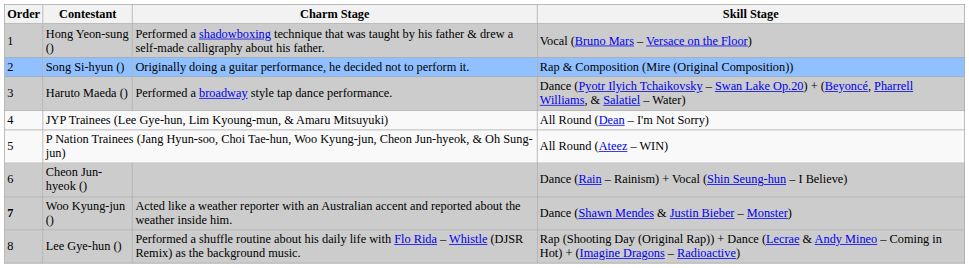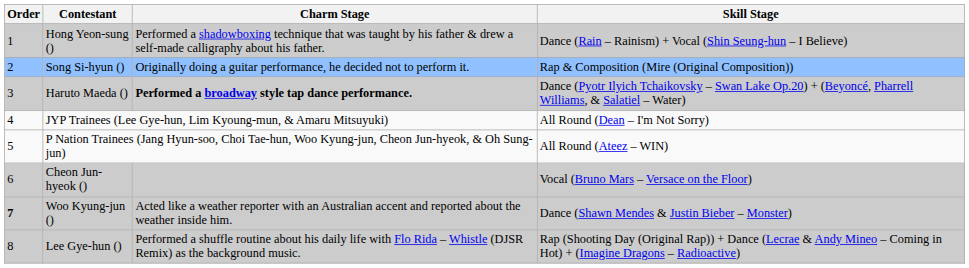(646, 40) Vocal (Bruno Mars – Versace on the Floor) -> (694, 40) Dance (Rain – Rainism) + Vocal (Shin Seung-hun – I Believe)
(264, 93) normal -> (274, 93) bold
(694, 180) Dance (Rain – Rainism) + Vocal (Shin Seung-hun – I Believe) -> (646, 180) Vocal (Bruno Mars – Versace on the Floor)
